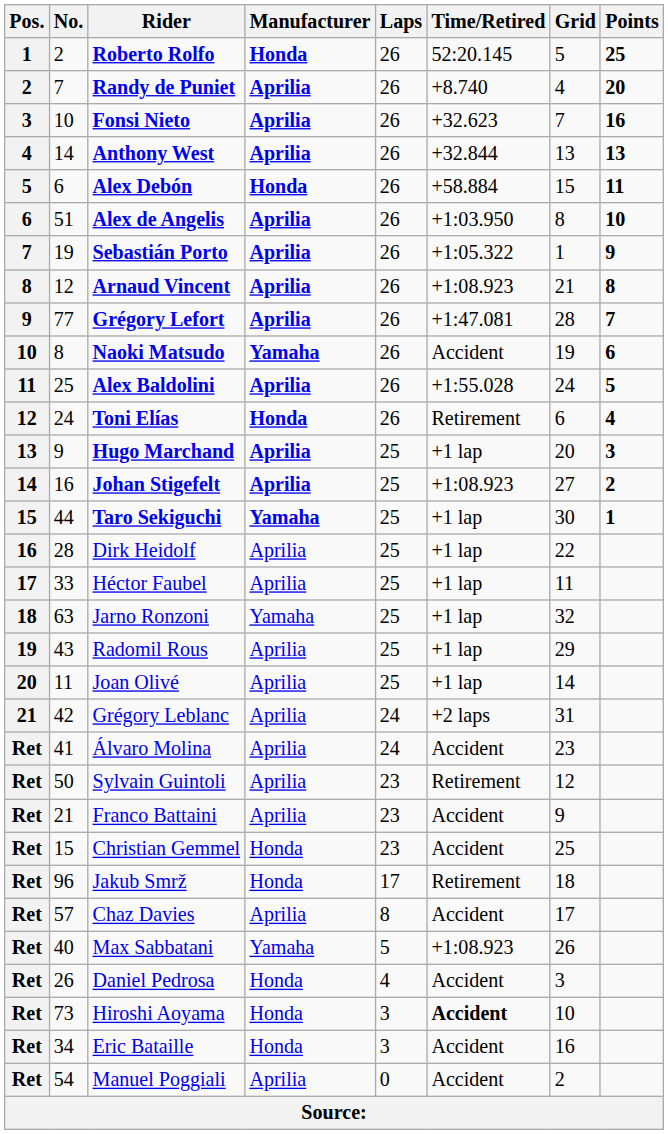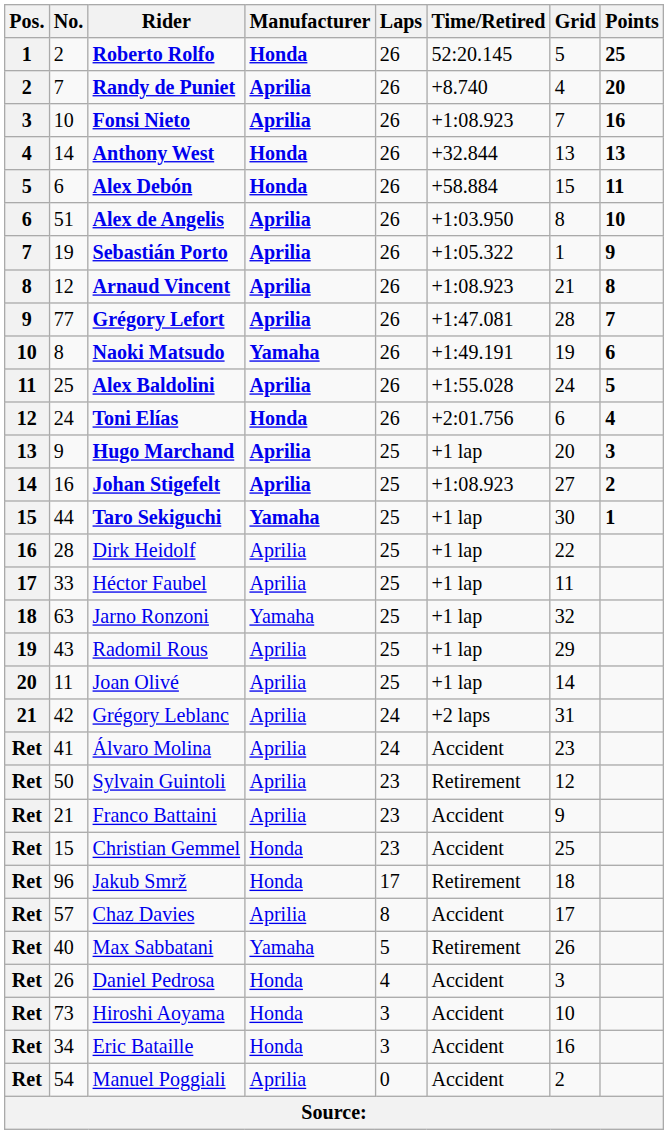(465, 120) +32.623 -> (472, 120) +1:08.923
(280, 153) Aprilia -> (278, 153) Honda
(468, 352) Accident -> (472, 352) +1:49.191
(476, 418) Retirement -> (472, 418) +2:01.756
(472, 947) +1:08.923 -> (476, 947) Retirement
(469, 1013) bold -> (468, 1013) normal
